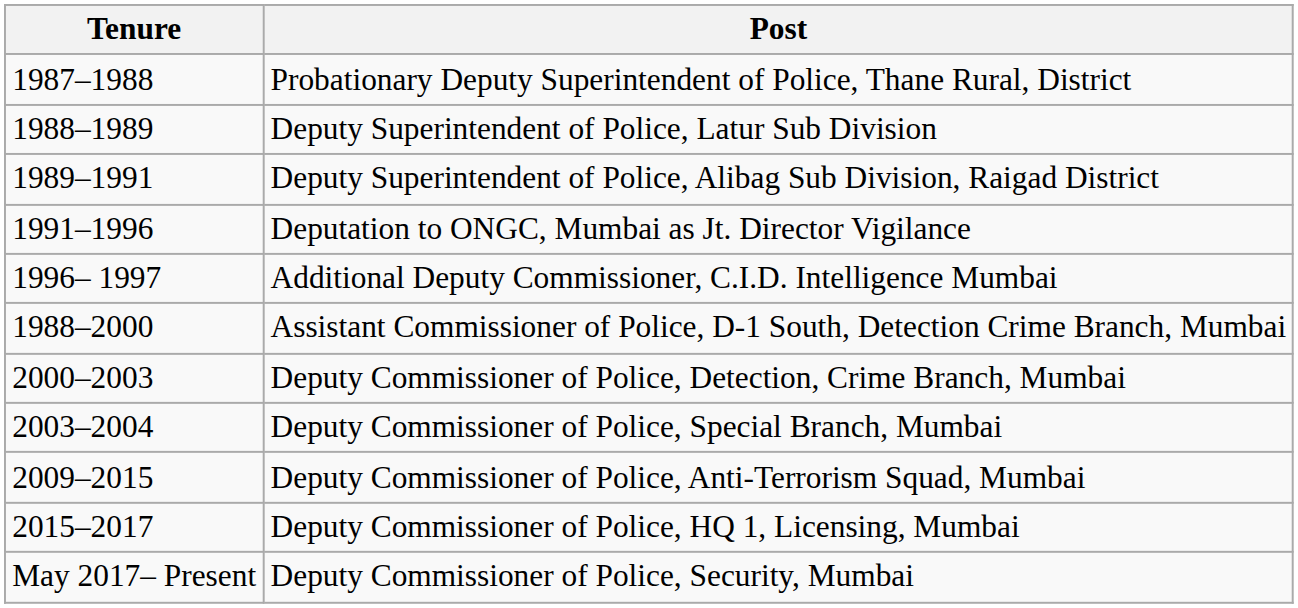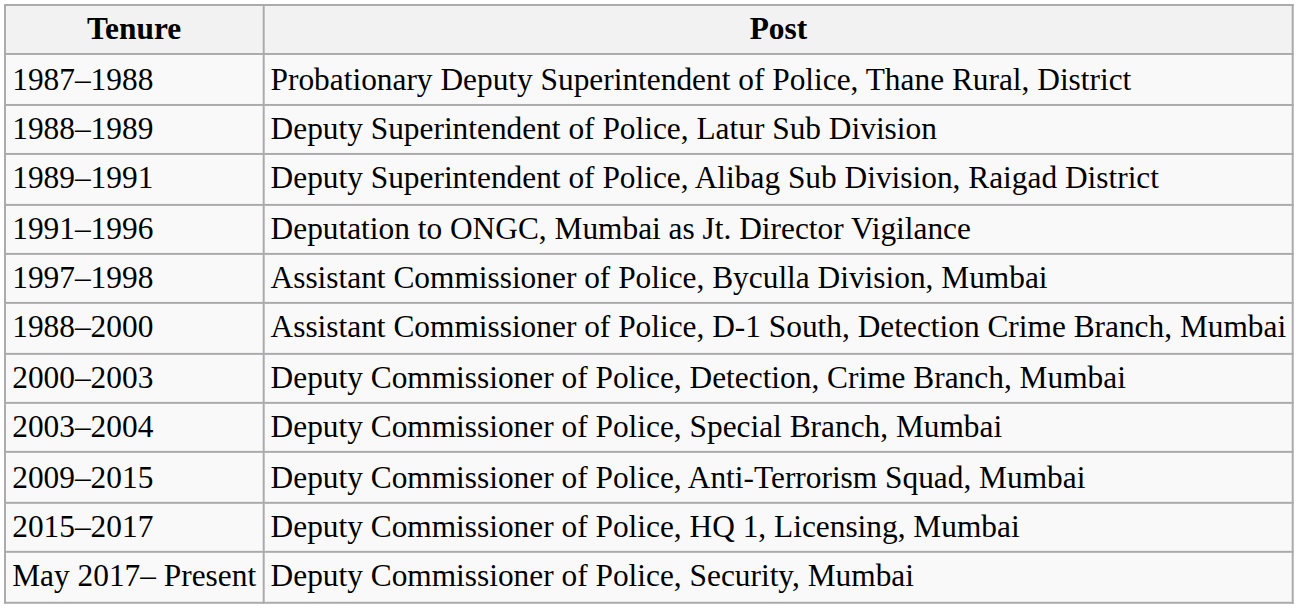- row: (664, 278)
+ row: (659, 278)
